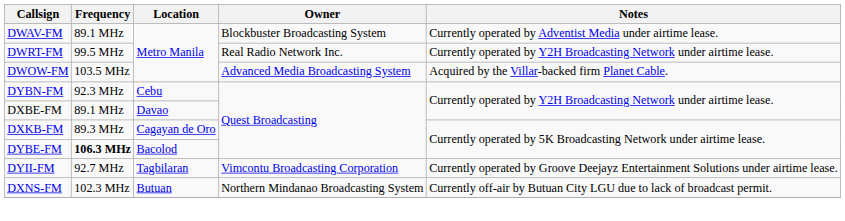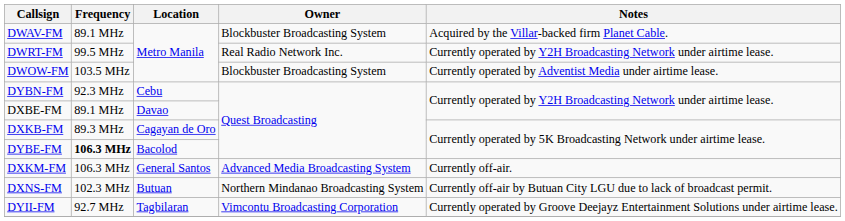(574, 33) Currently operated by Adventist Media under airtime lease. -> (549, 33) Acquired by the Villar-backed firm Planet Cable.
(316, 71) Advanced Media Broadcasting System -> (304, 71) Blockbuster Broadcasting System
(549, 71) Acquired by the Villar-backed firm Planet Cable. -> (574, 71) Currently operated by Adventist Media under airtime lease.
+ row: (37, 168)
rows swapped: (35, 187) <-> (31, 168)
